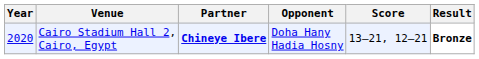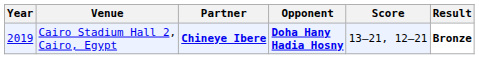(20, 38) 2020 -> (20, 38) 2019
(308, 38) normal -> (308, 38) bold
